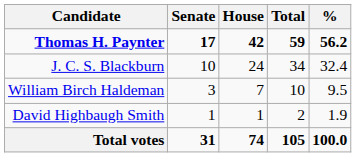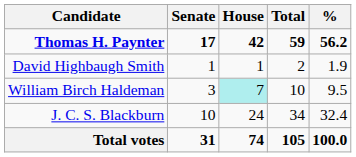rows swapped: (108, 66) <-> (88, 115)
(260, 90) no background -> (260, 90) paleturquoise background
